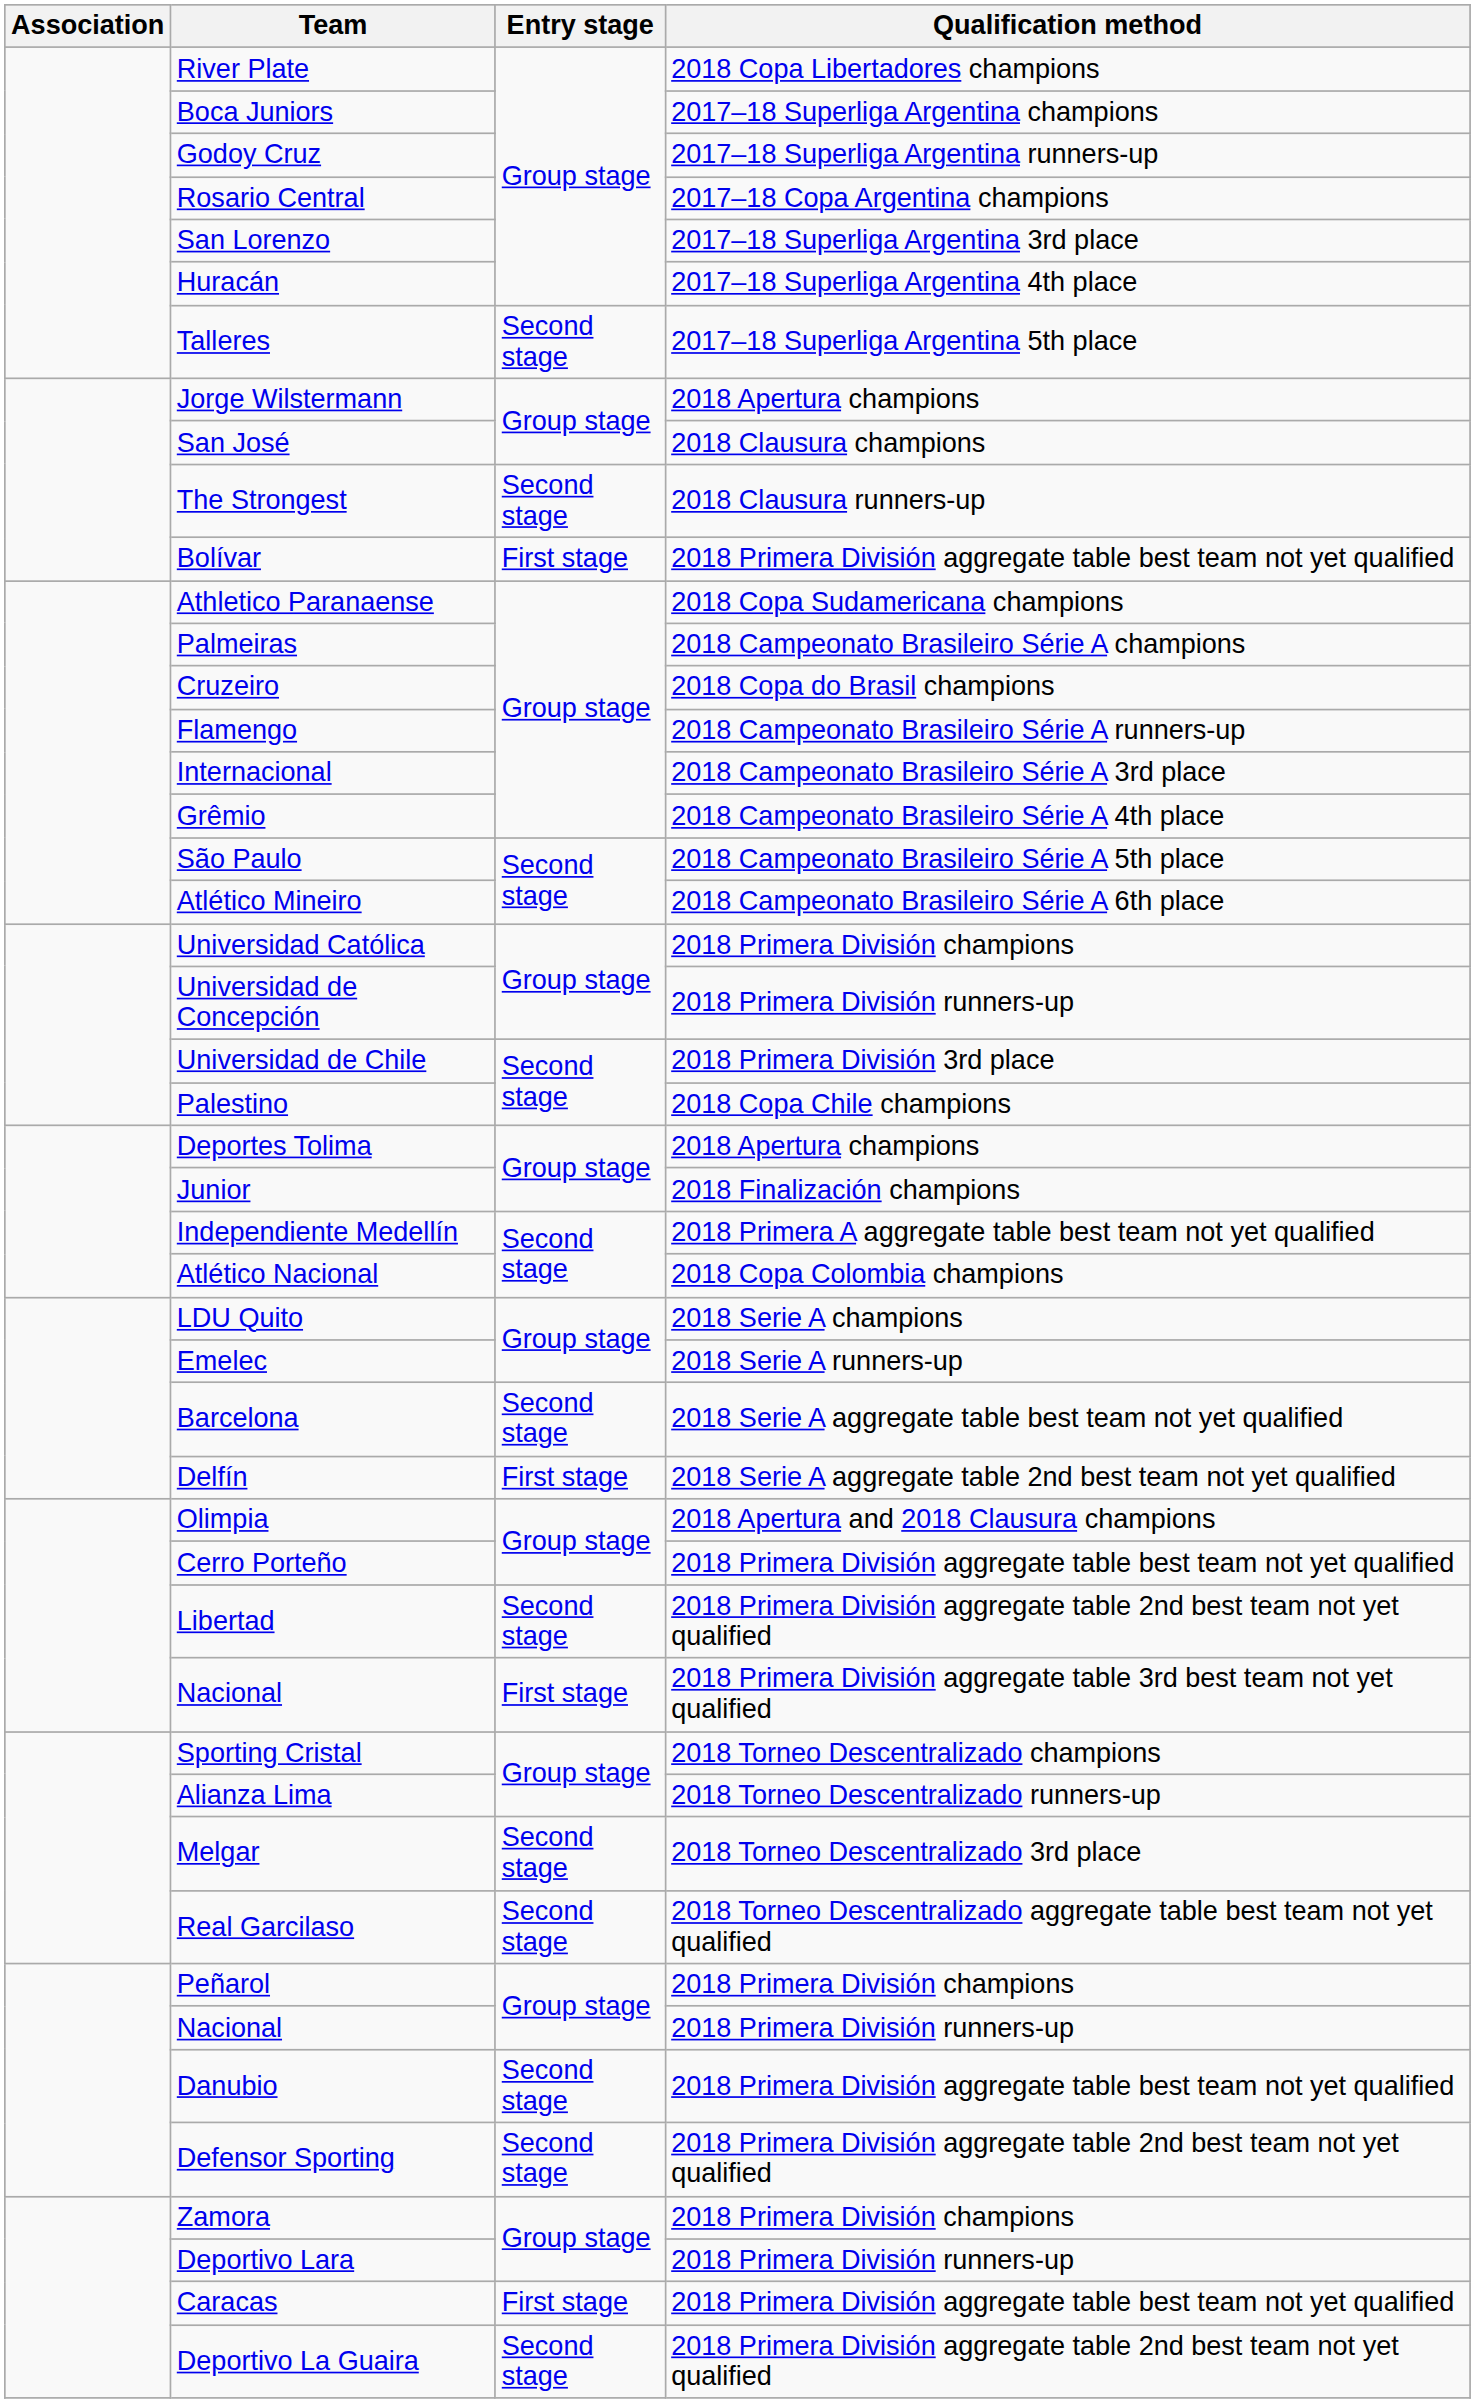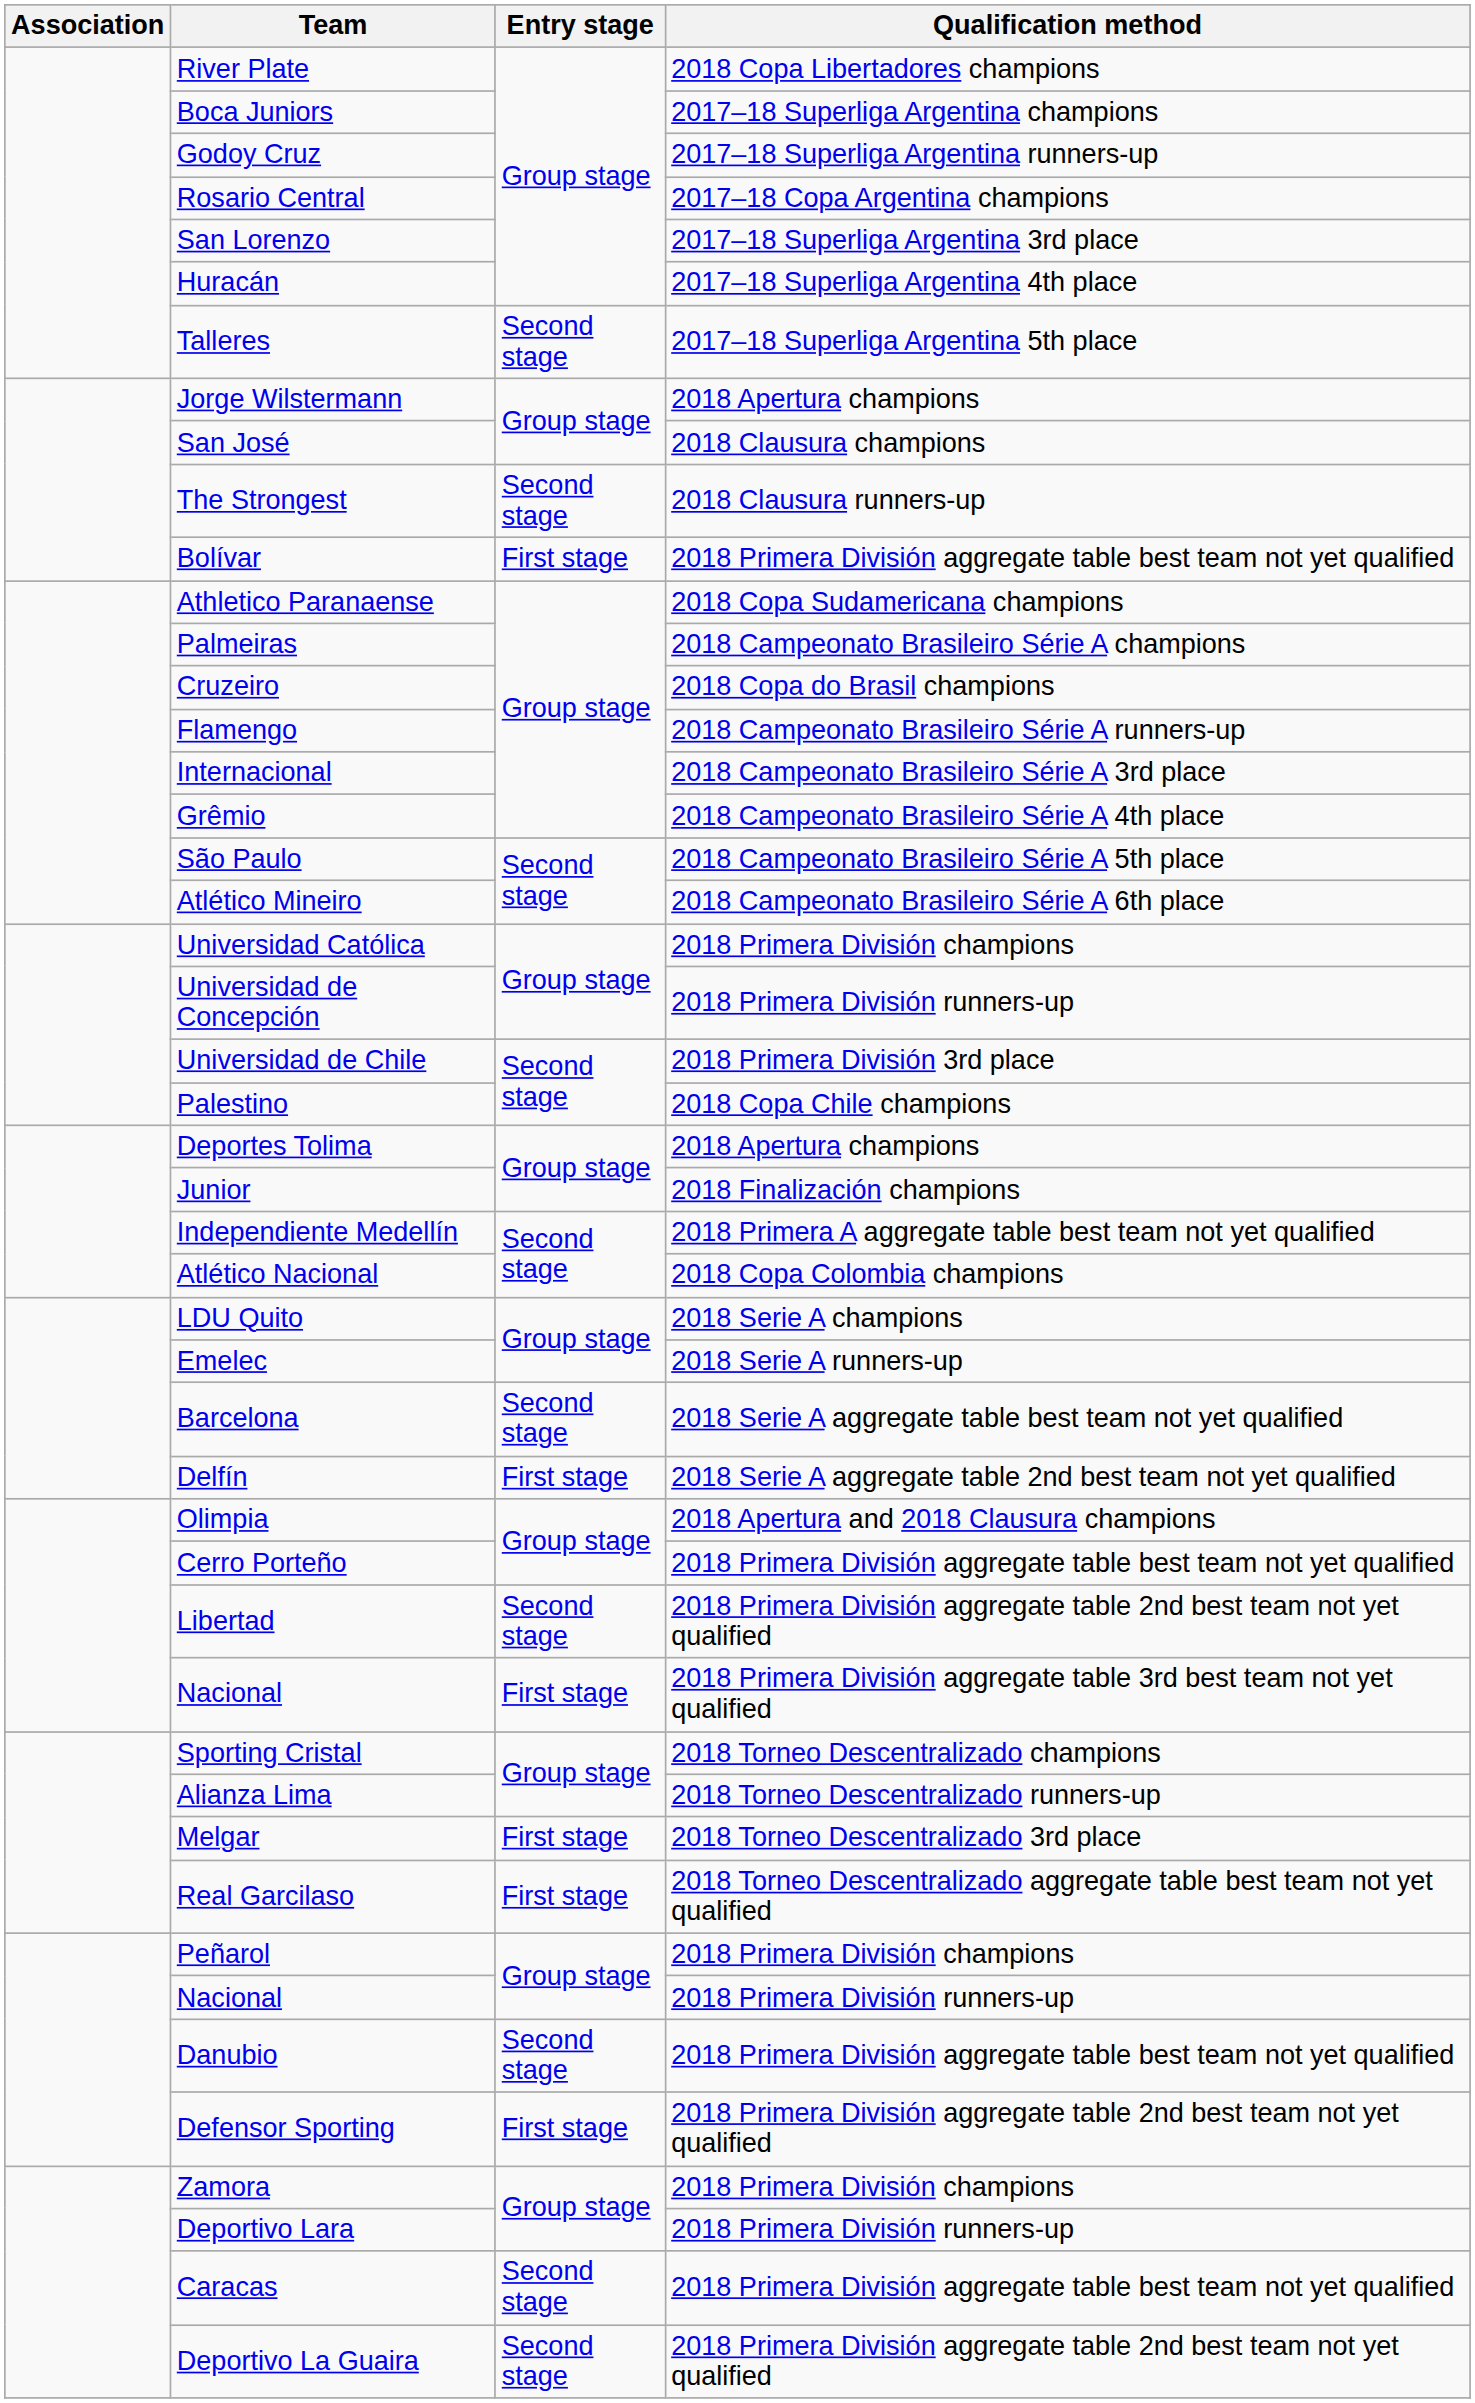(548, 1853) Second stage -> (565, 1838) First stage
(548, 1926) Second stage -> (565, 1896) First stage
(548, 2158) Second stage -> (565, 2128) First stage
(565, 2302) First stage -> (548, 2287) Second stage
